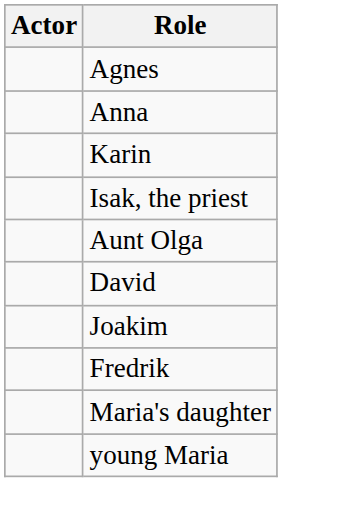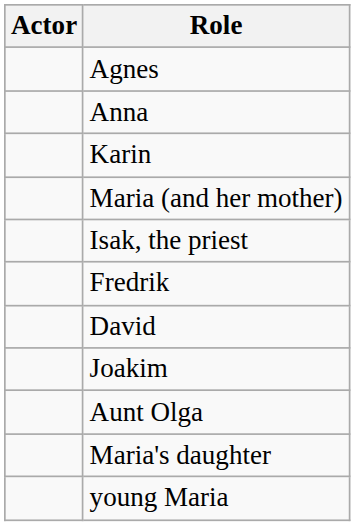+ row: (216, 197)
rows swapped: (146, 240) <-> (129, 369)
